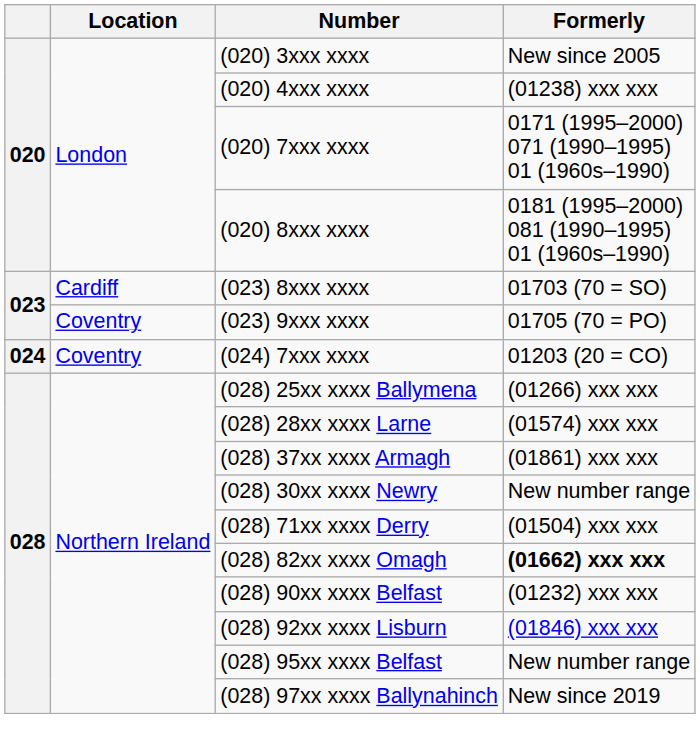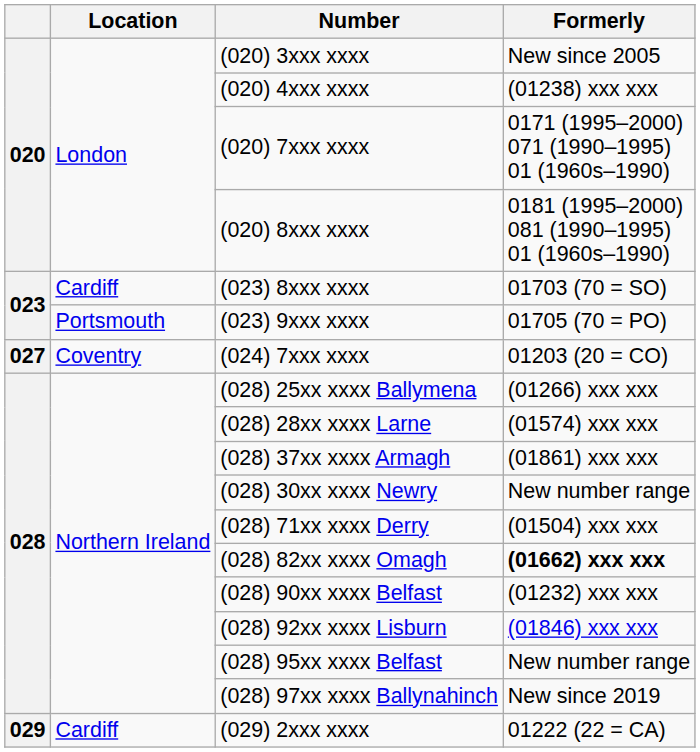(98, 321) Coventry -> (110, 321) Portsmouth
(28, 355) 024 -> (28, 355) 027
+ row: (295, 730)
